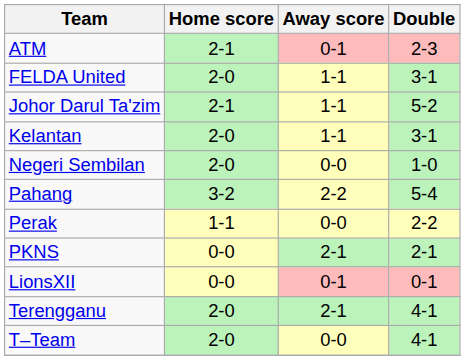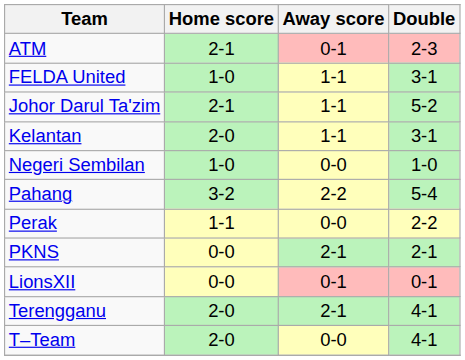(221, 77) 2-0 -> (221, 77) 1-0
(221, 164) 2-0 -> (221, 164) 1-0
